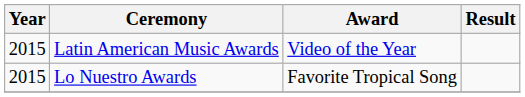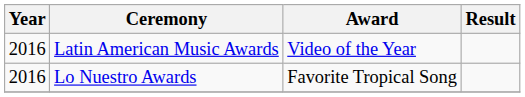(27, 48) 2015 -> (27, 48) 2016
(27, 77) 2015 -> (27, 77) 2016
